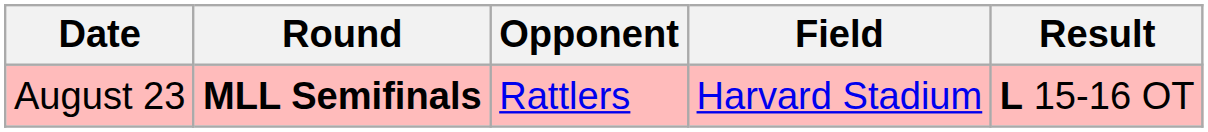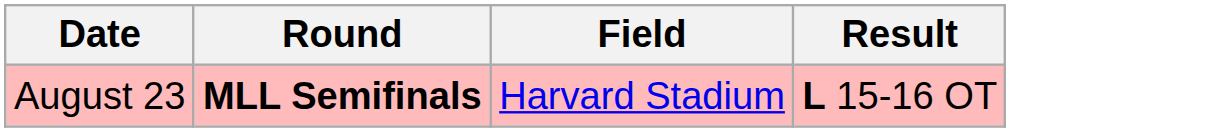- column: (589, 34)
